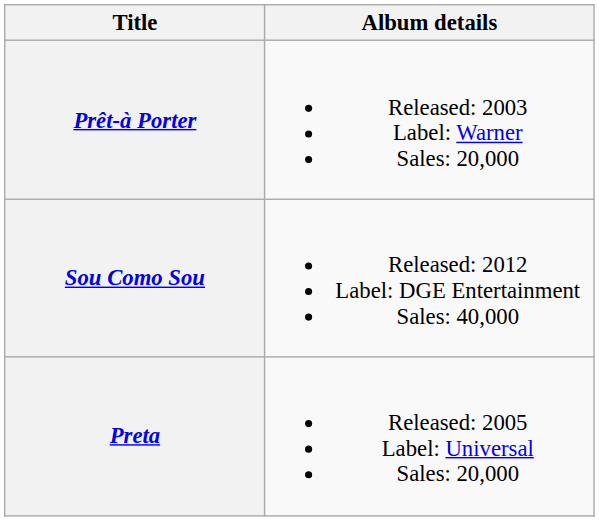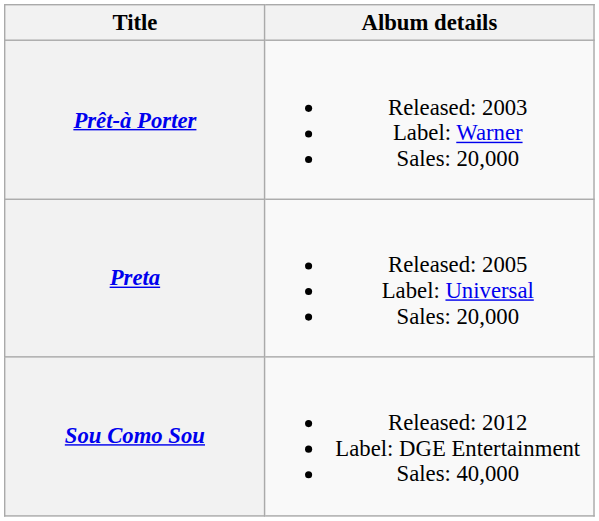rows swapped: (135, 435) <-> (135, 277)
